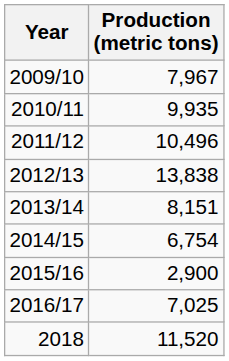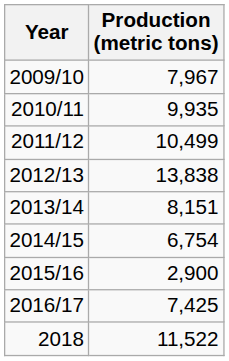(187, 142) 10,496 -> (187, 142) 10,499
(193, 305) 7,025 -> (193, 305) 7,425
(188, 338) 11,520 -> (188, 338) 11,522
